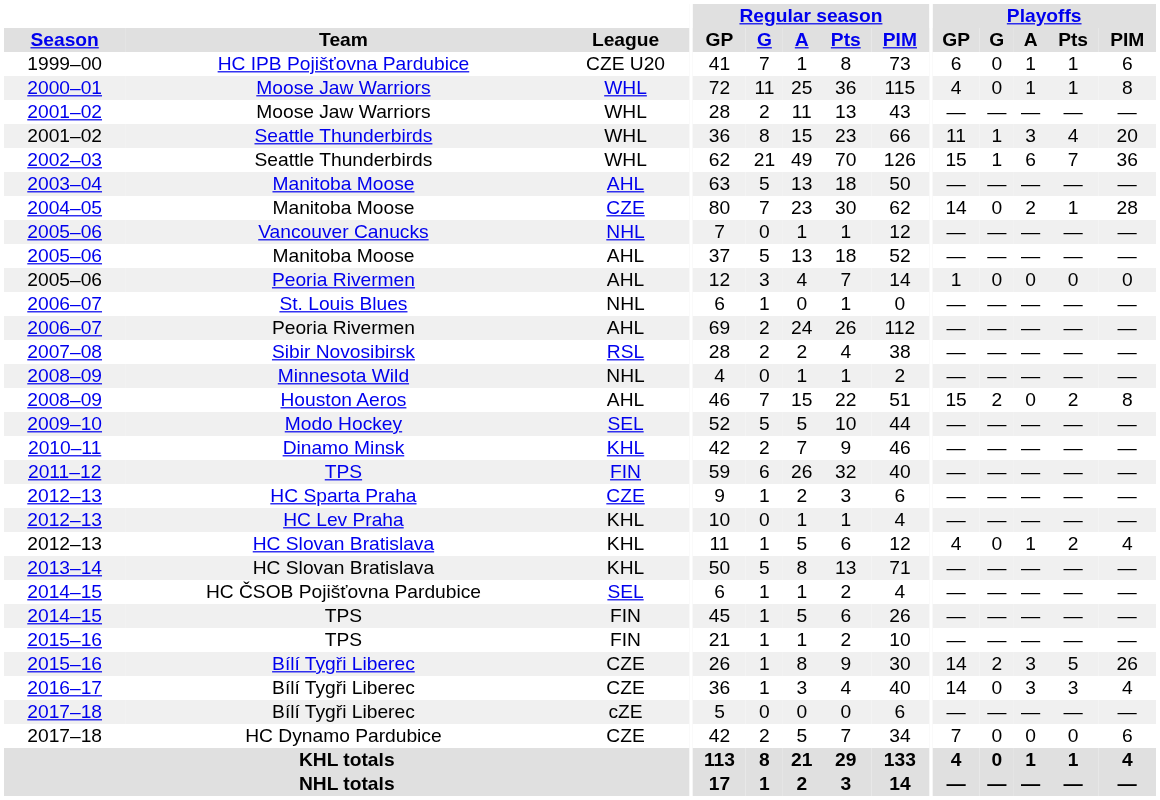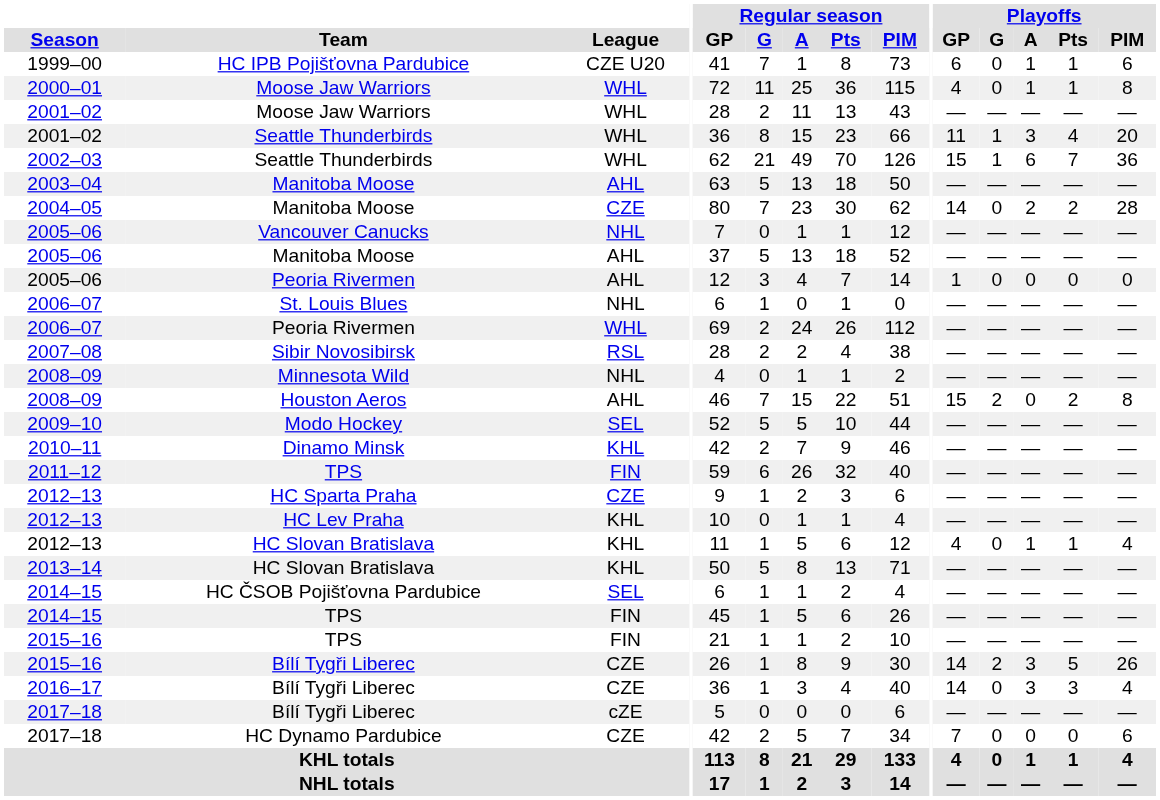(1073, 207) 1 -> (1073, 207) 2
(626, 327) AHL -> (626, 327) WHL
(1073, 543) 2 -> (1073, 543) 1
